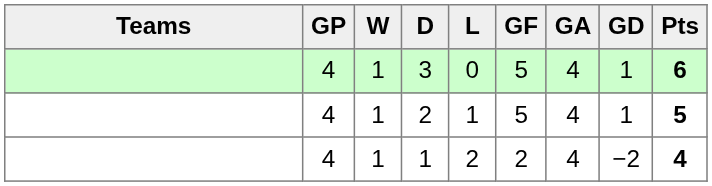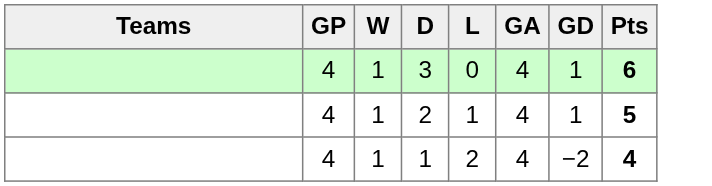- column: (521, 26)
